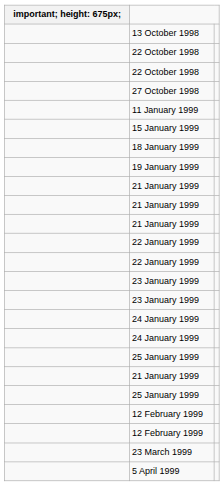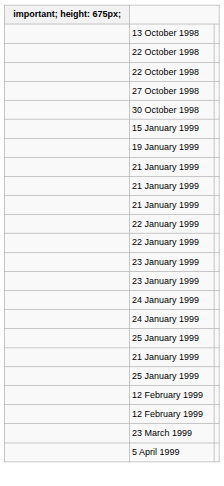+ row: (67, 110)
- row: (67, 110)
- row: (67, 148)
